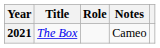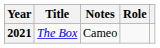columns swapped: (95, 14) <-> (129, 14)
